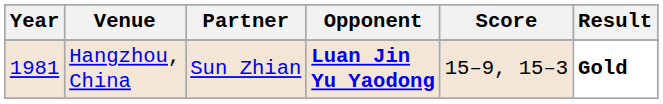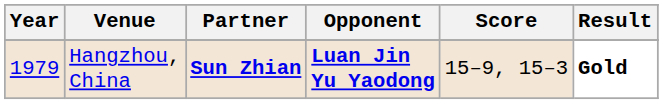(35, 69) 1981 -> (35, 69) 1979
(246, 69) normal -> (246, 69) bold
